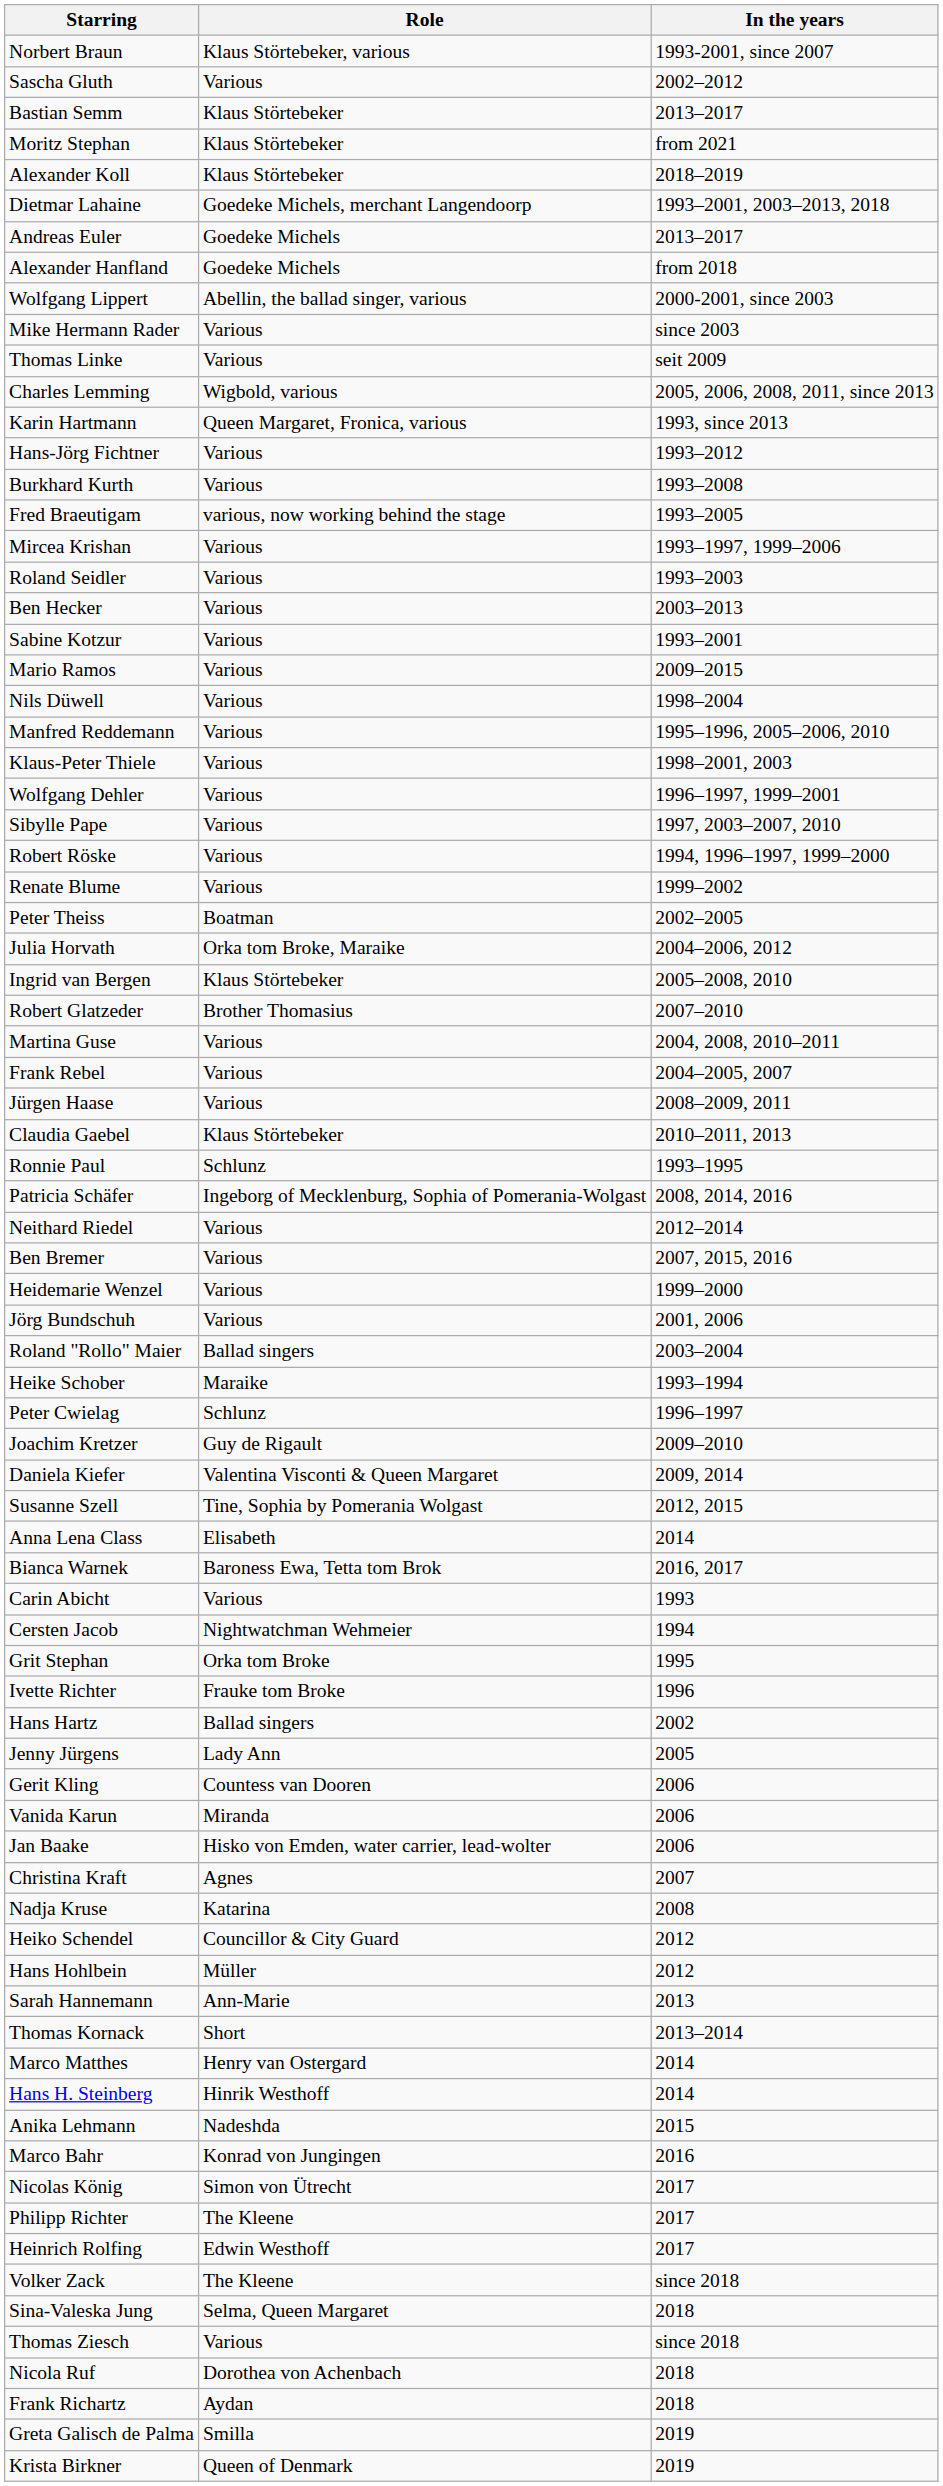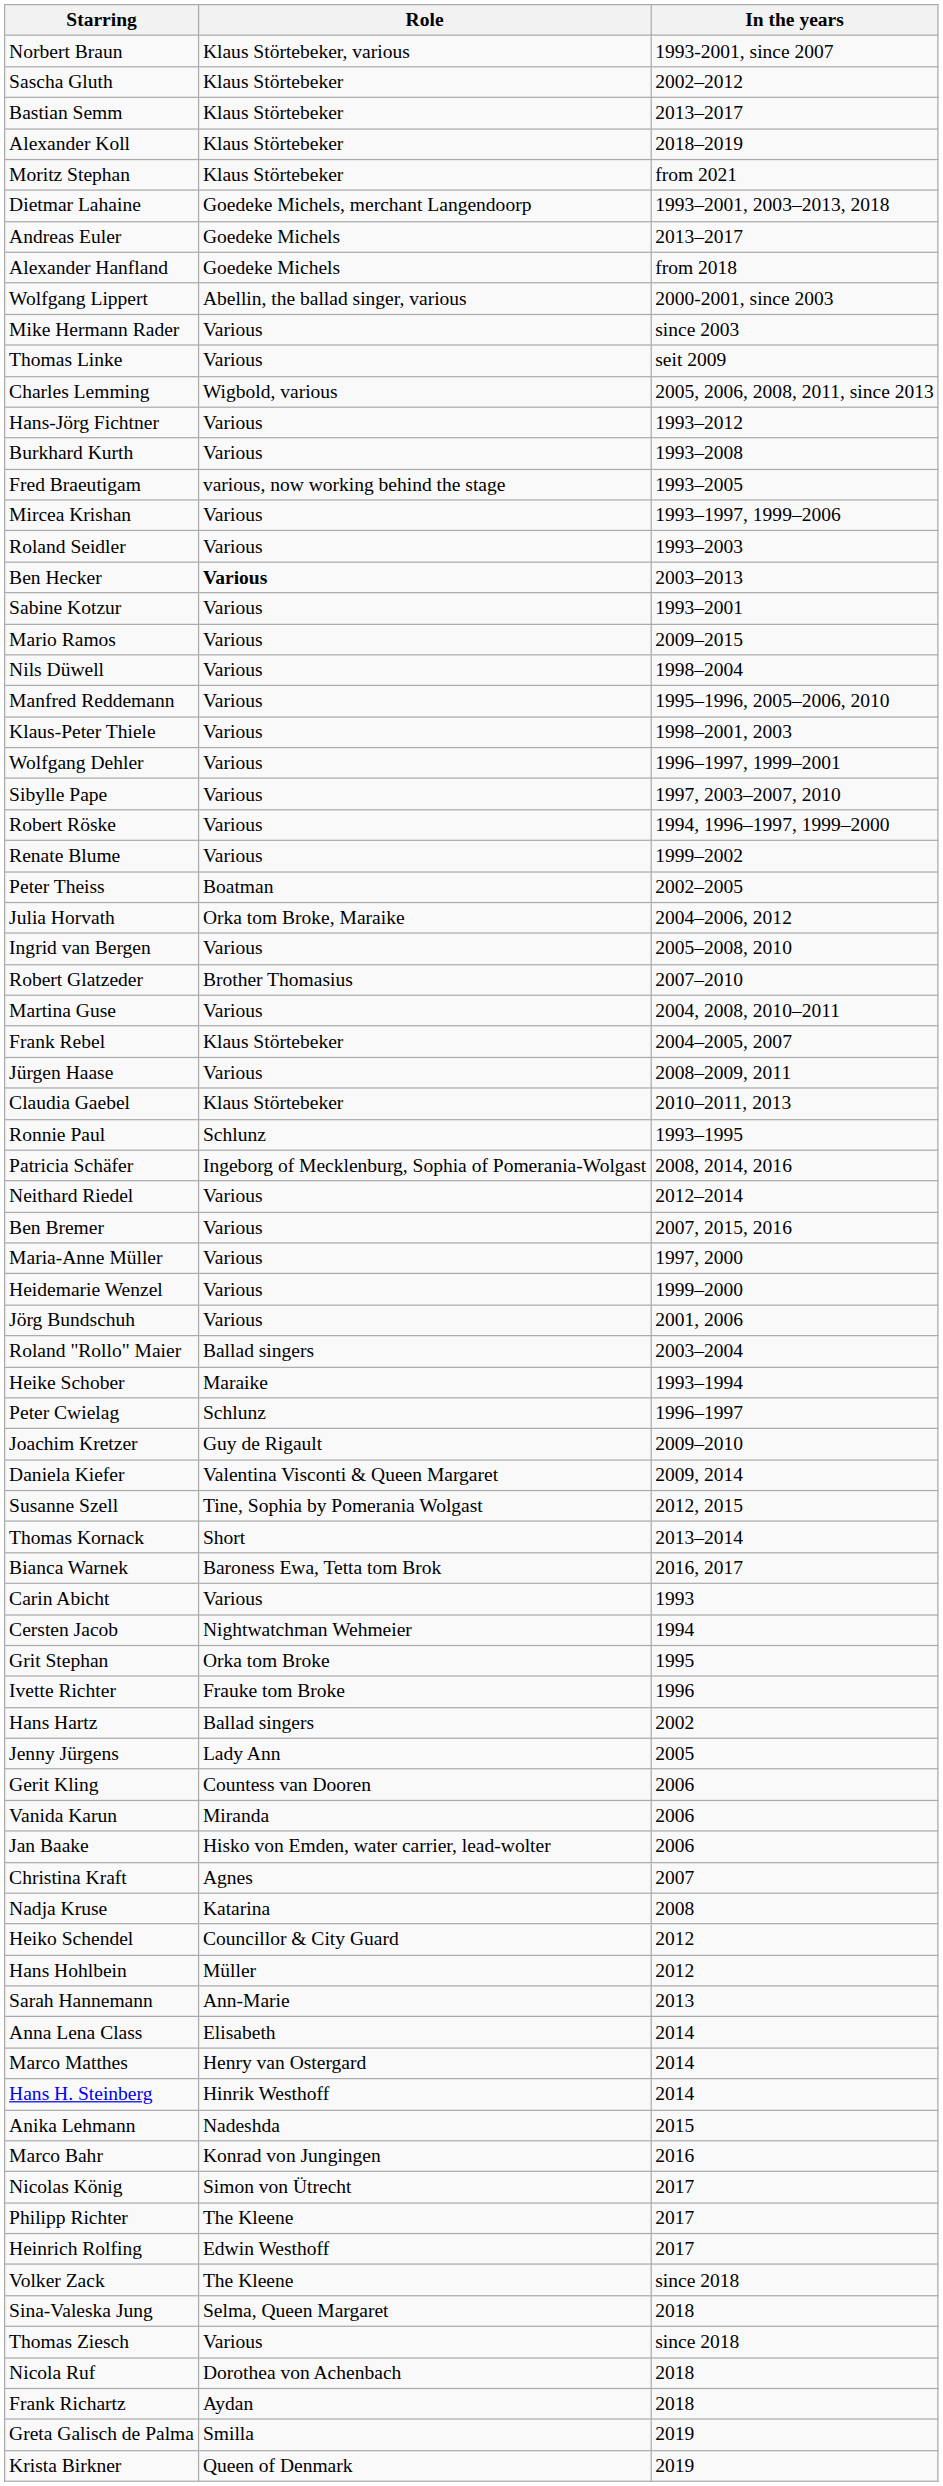(233, 81) Various -> (273, 81) Klaus Störtebeker
rows swapped: (70, 174) <-> (70, 143)
- row: (73, 422)
(233, 608) normal -> (235, 577) bold
(273, 979) Klaus Störtebeker -> (233, 948) Various
(233, 1072) Various -> (273, 1041) Klaus Störtebeker
+ row: (86, 1258)
rows swapped: (77, 2032) <-> (76, 1536)
